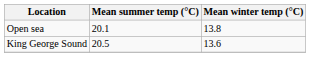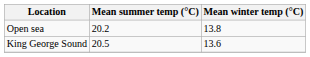(101, 28) 20.1 -> (101, 28) 20.2
